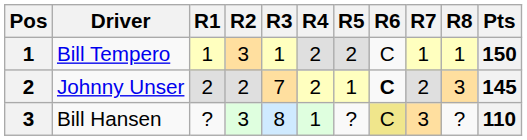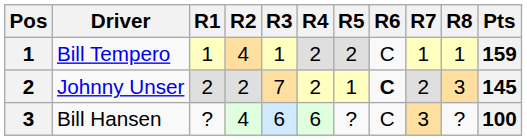(243, 54) 3 -> (243, 54) 4
(499, 54) 150 -> (499, 54) 159
(243, 119) 3 -> (243, 119) 4
(279, 119) 8 -> (279, 119) 6
(315, 119) 1 -> (315, 119) 6
(387, 119) khaki background -> (387, 119) no background
(499, 119) 110 -> (499, 119) 100
